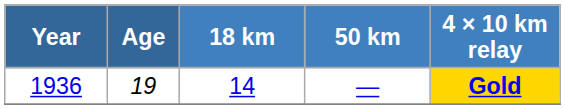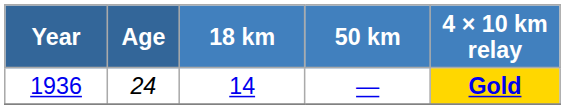(143, 86) 19 -> (143, 86) 24
